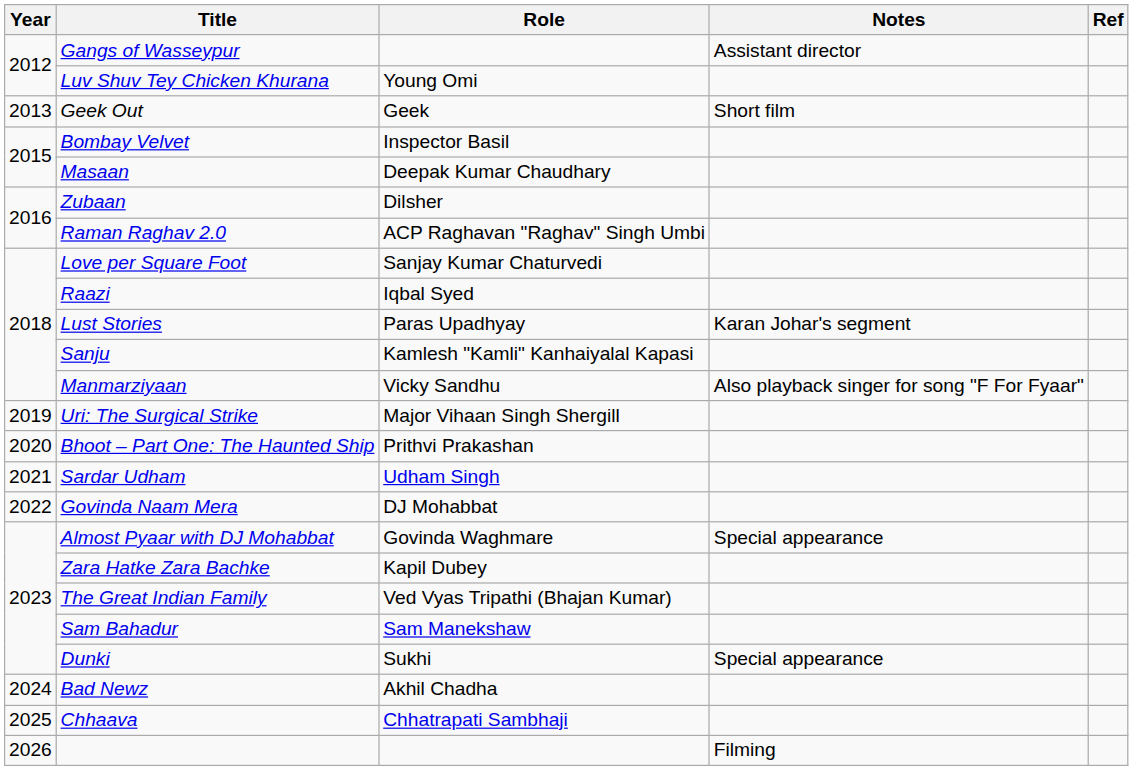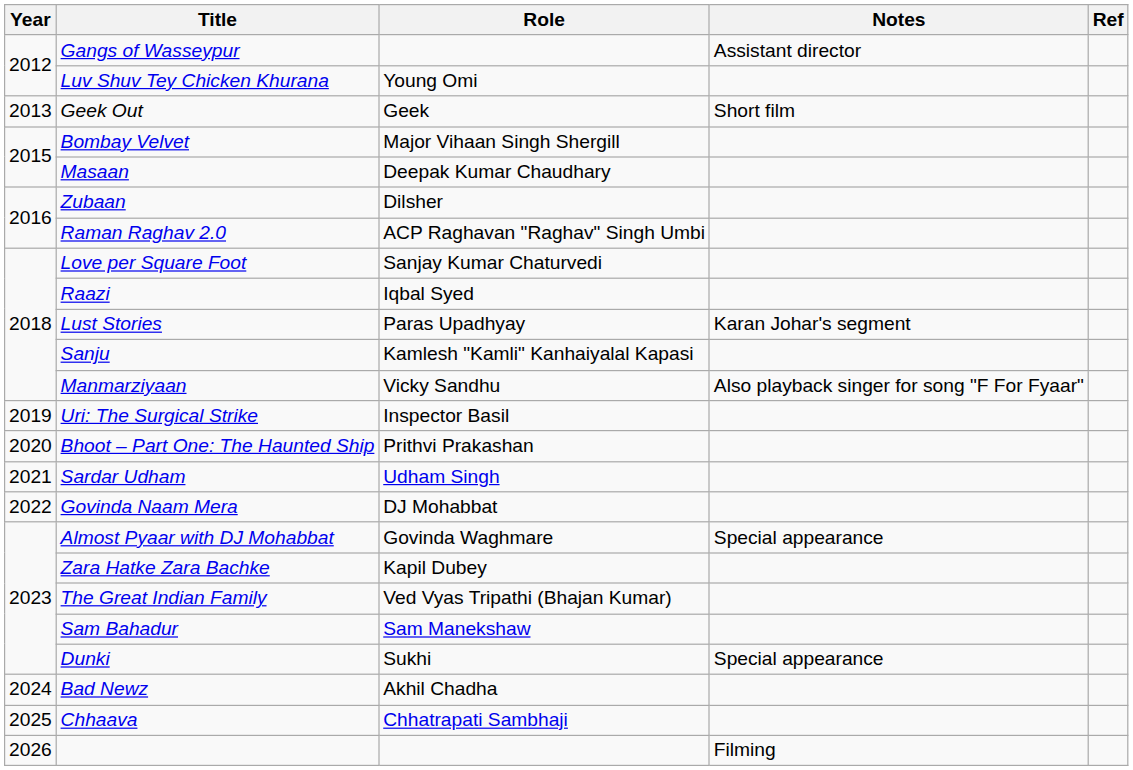(446, 141) Inspector Basil -> (502, 141) Major Vihaan Singh Shergill
(502, 415) Major Vihaan Singh Shergill -> (446, 415) Inspector Basil
